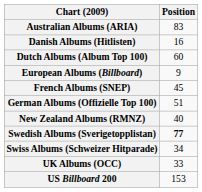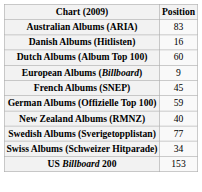(179, 103) 51 -> (179, 103) 59
(179, 133) bold -> (179, 133) normal
- row: (82, 164)
